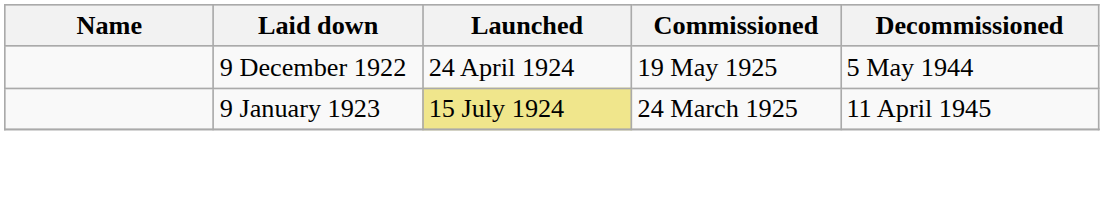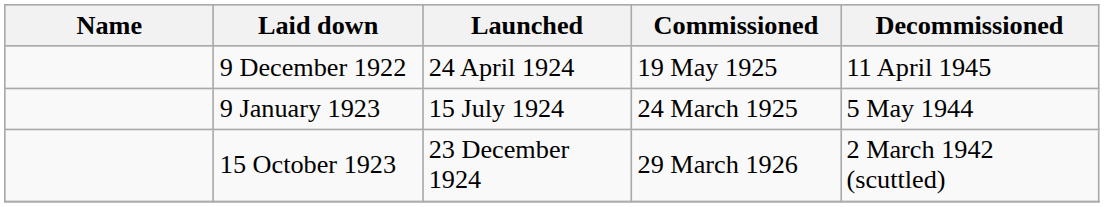(910, 66) 5 May 1944 -> (919, 66) 11 April 1945
(496, 108) khaki background -> (496, 108) no background
(919, 108) 11 April 1945 -> (910, 108) 5 May 1944
+ row: (308, 164)
